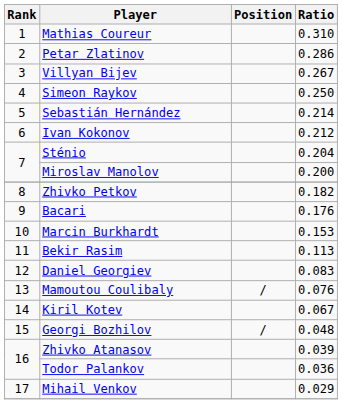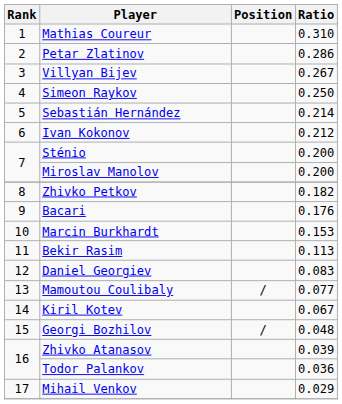(316, 152) 0.204 -> (316, 152) 0.200
(316, 290) 0.076 -> (316, 290) 0.077
